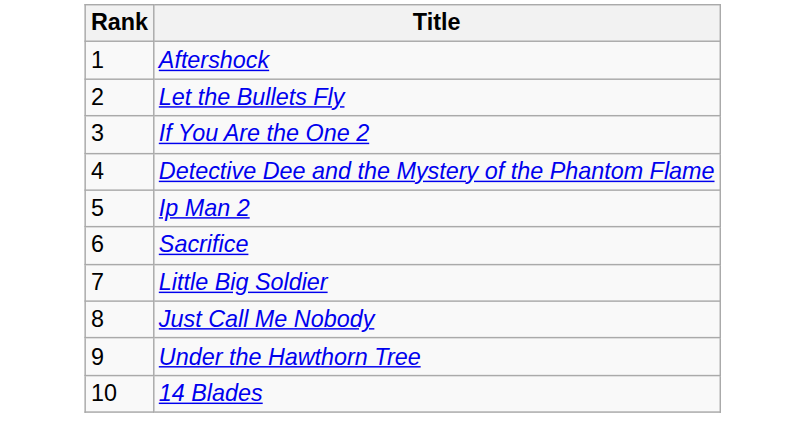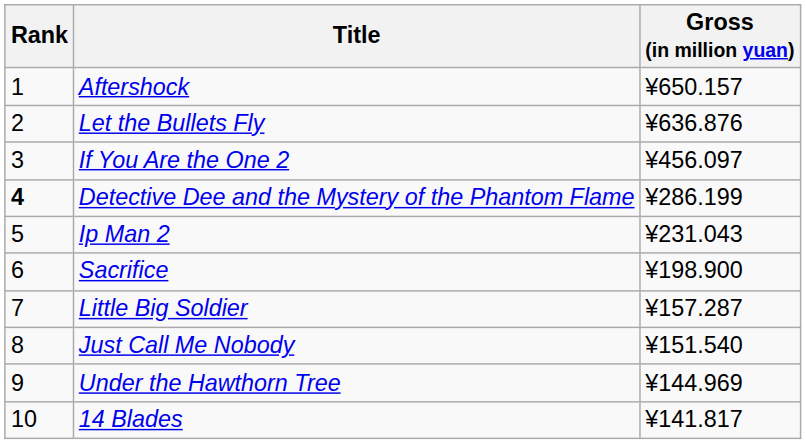+ column: (720, 36)
(97, 171) normal -> (17, 197) bold
